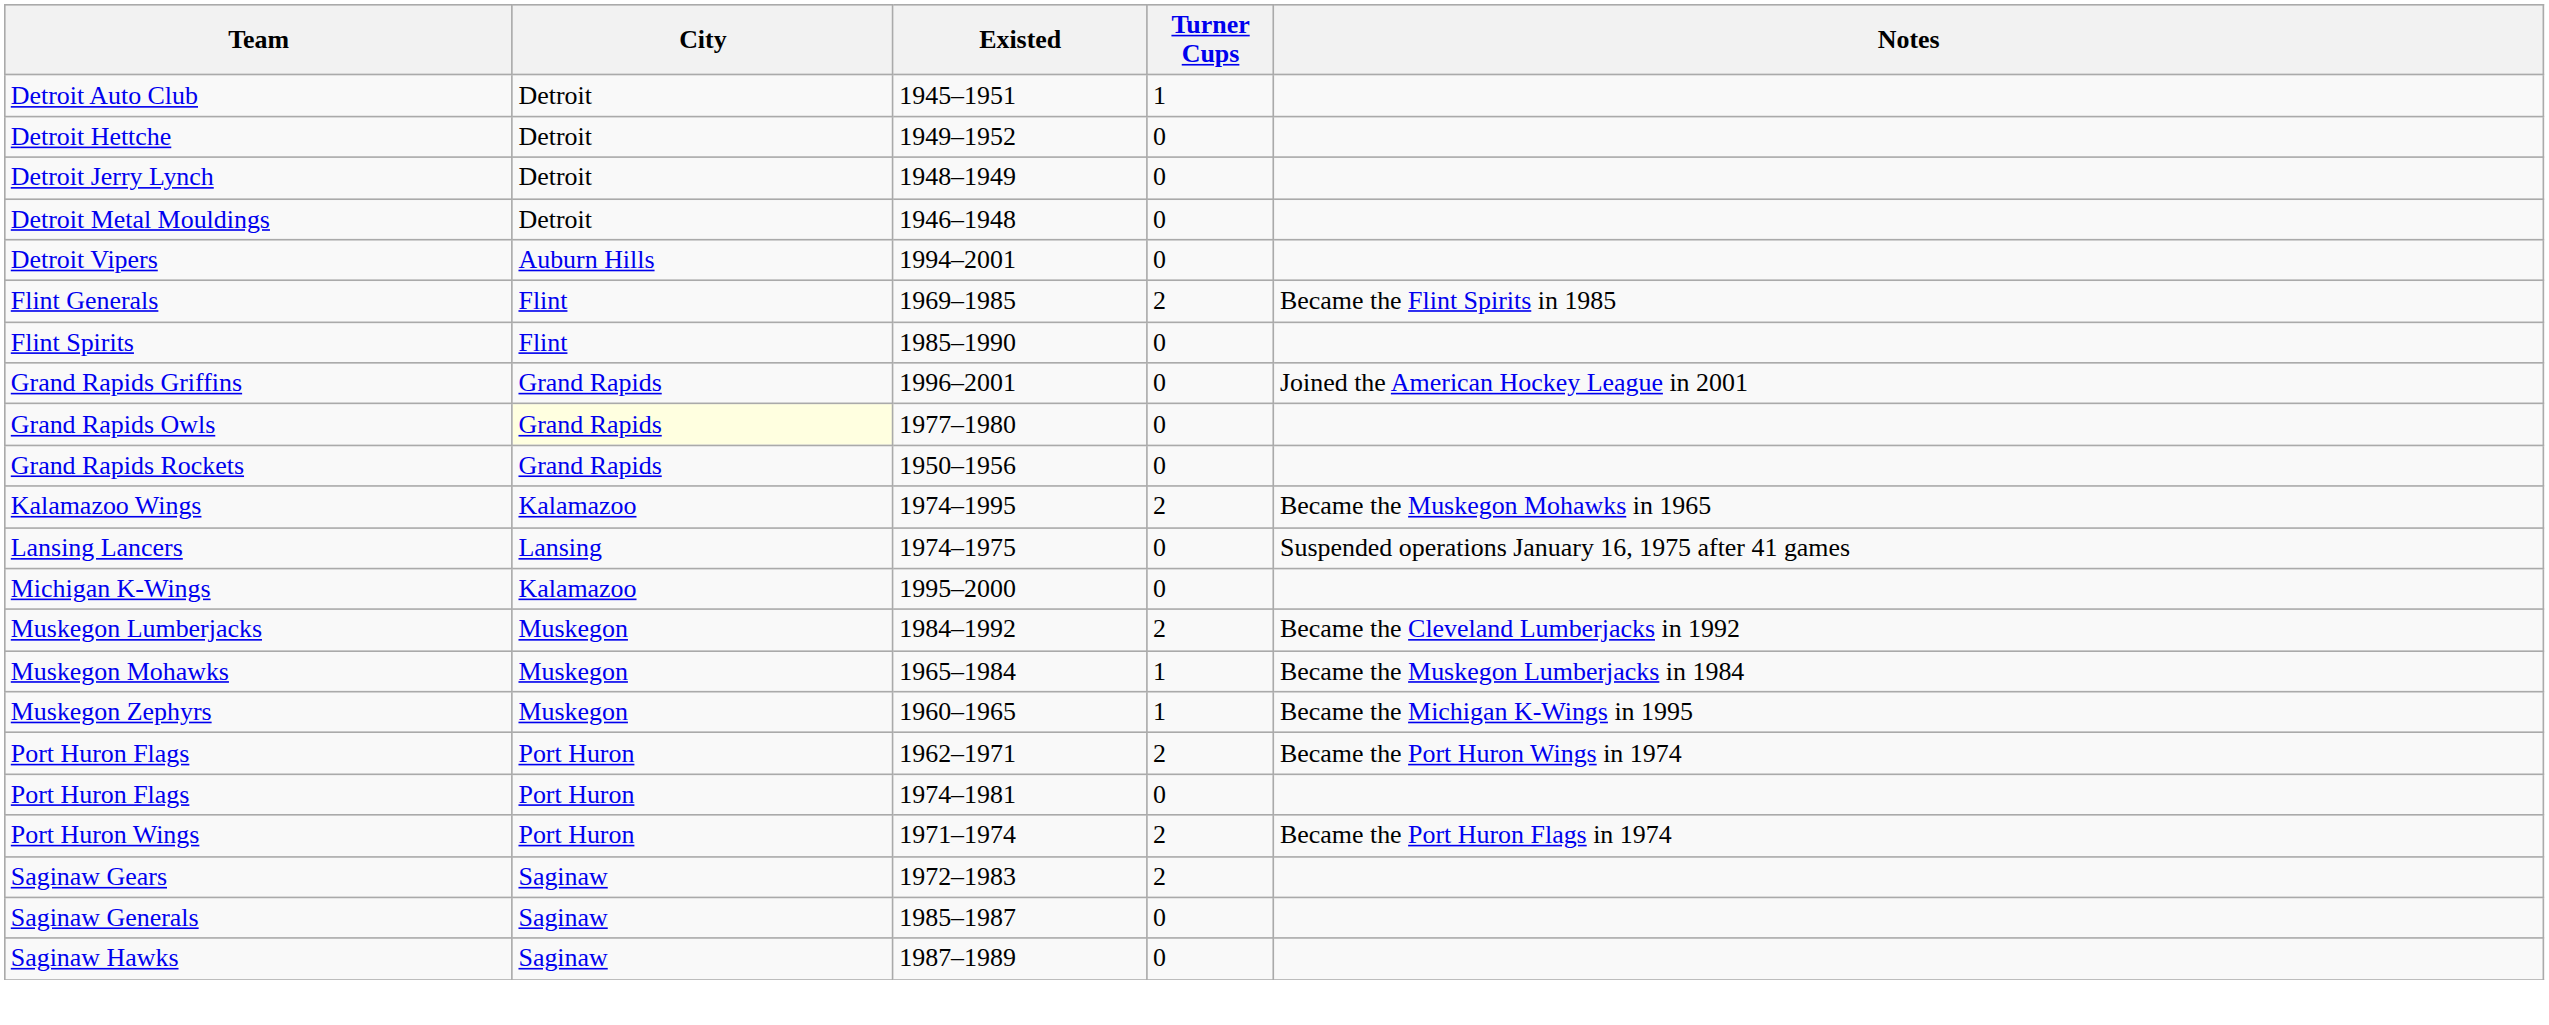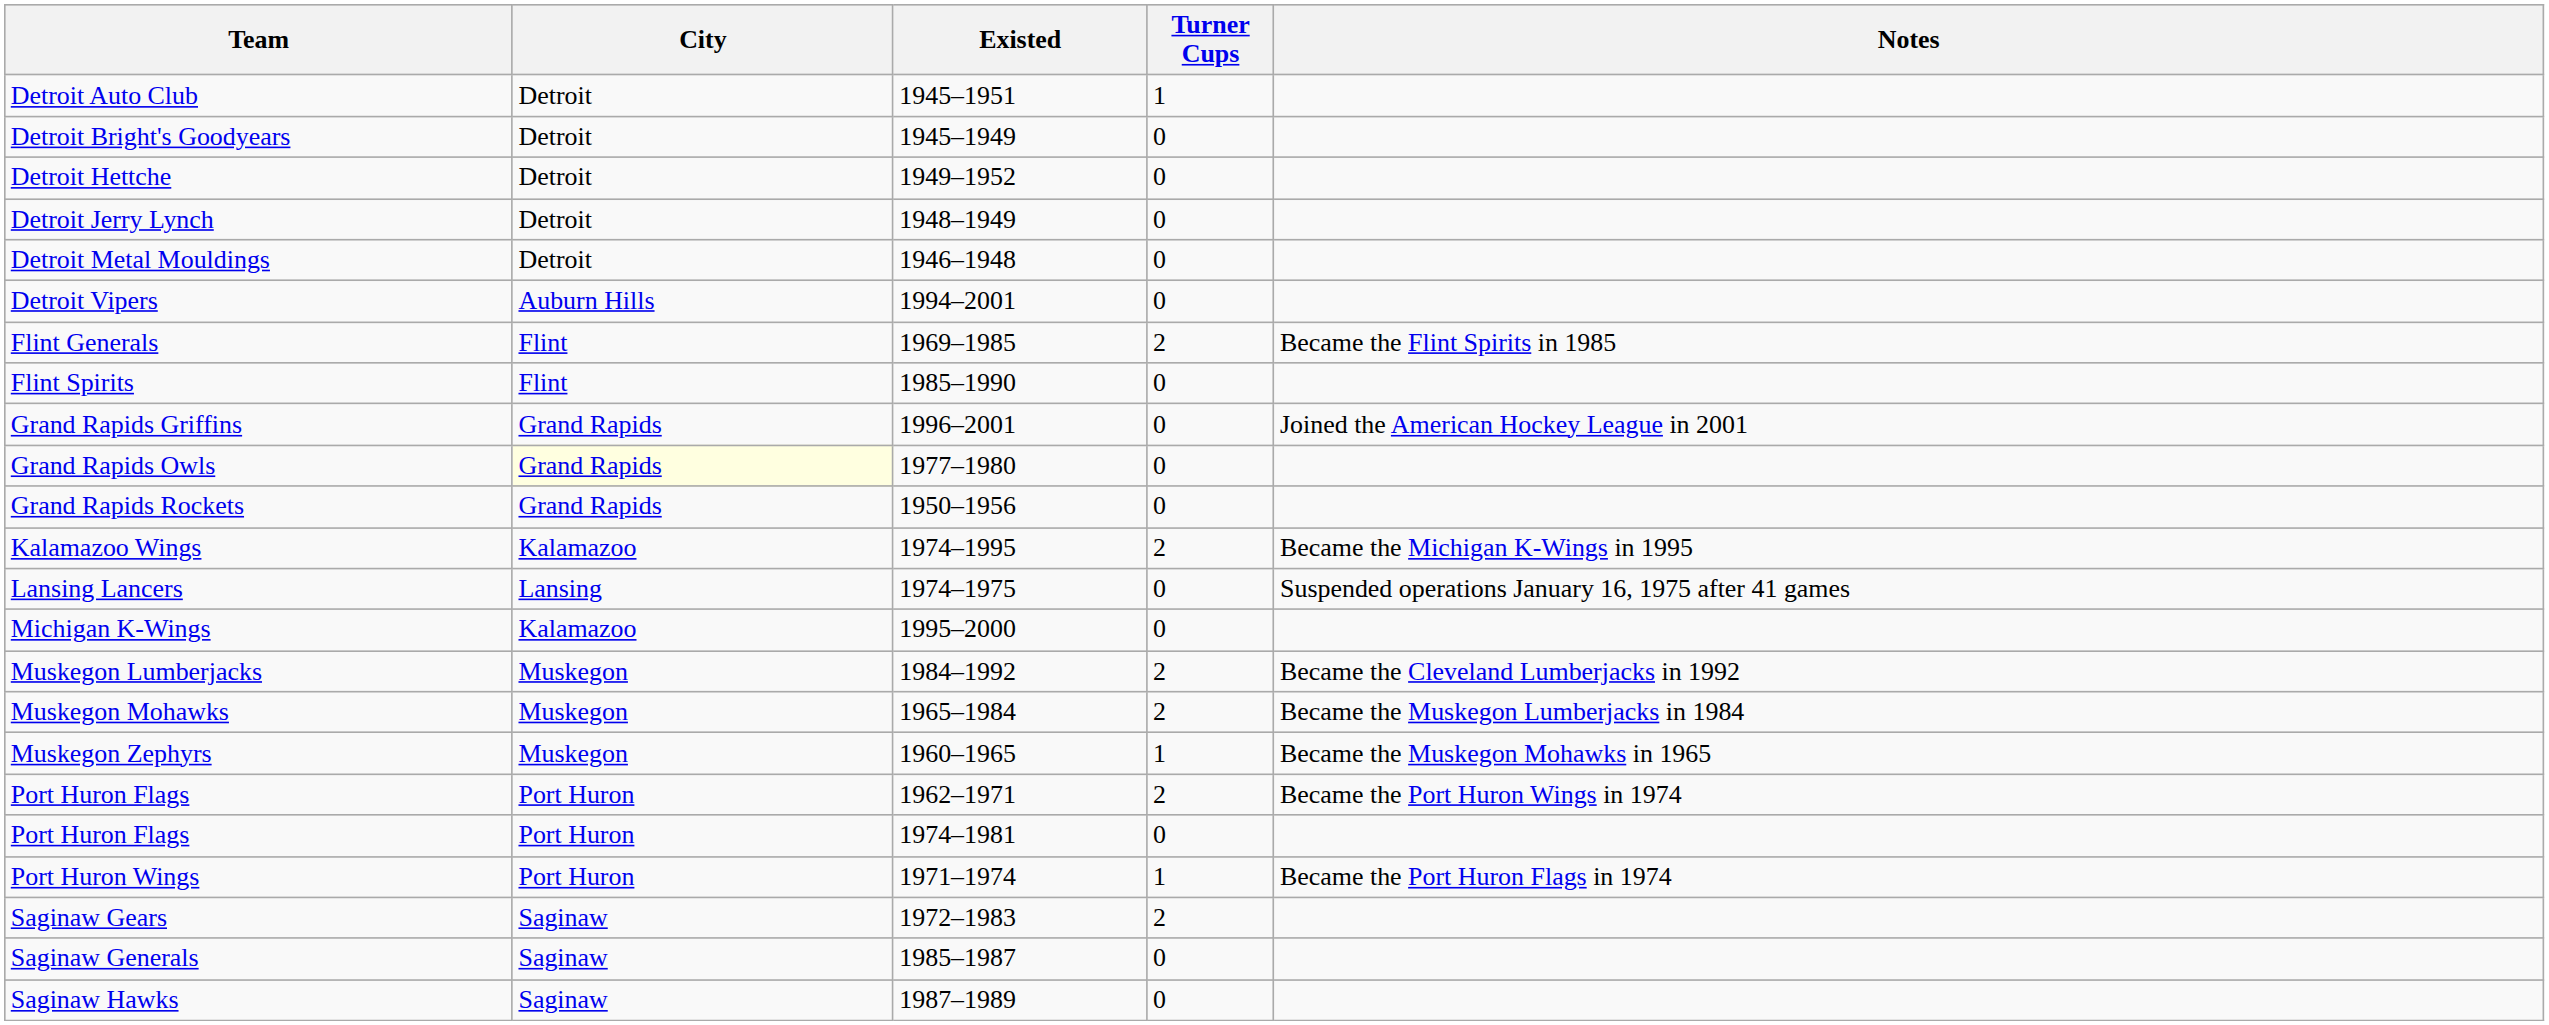+ row: (151, 136)
(1496, 506) Became the Muskegon Mohawks in 1965 -> (1486, 547) Became the Michigan K-Wings in 1995
(1160, 670) 1 -> (1160, 711) 2
(1486, 711) Became the Michigan K-Wings in 1995 -> (1496, 753) Became the Muskegon Mohawks in 1965
(1160, 835) 2 -> (1160, 876) 1
